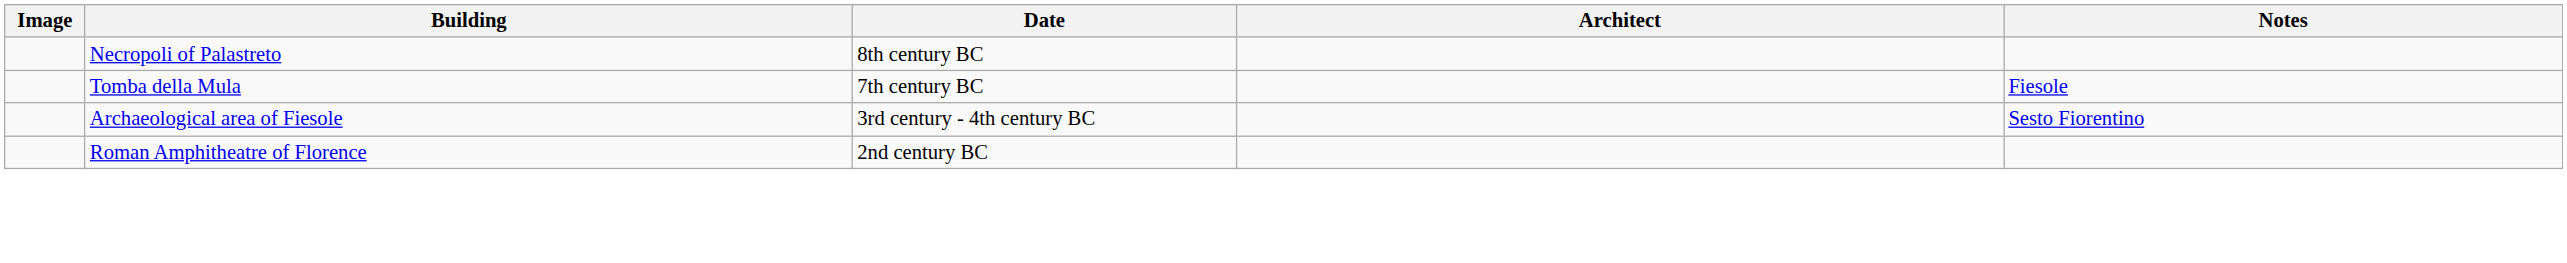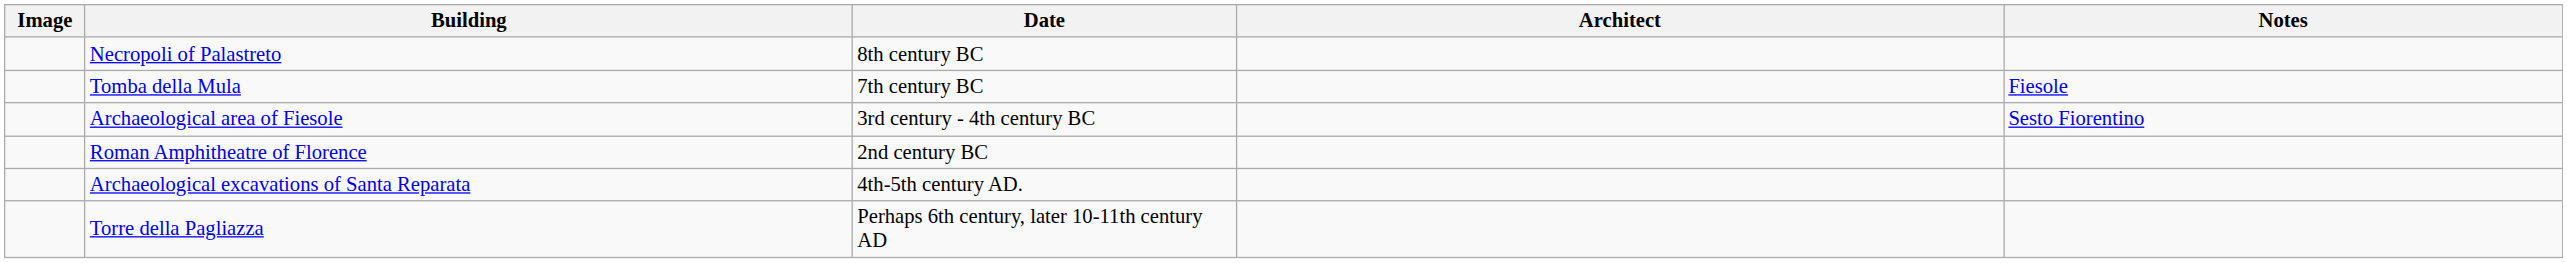+ row: (280, 184)
+ row: (177, 228)
